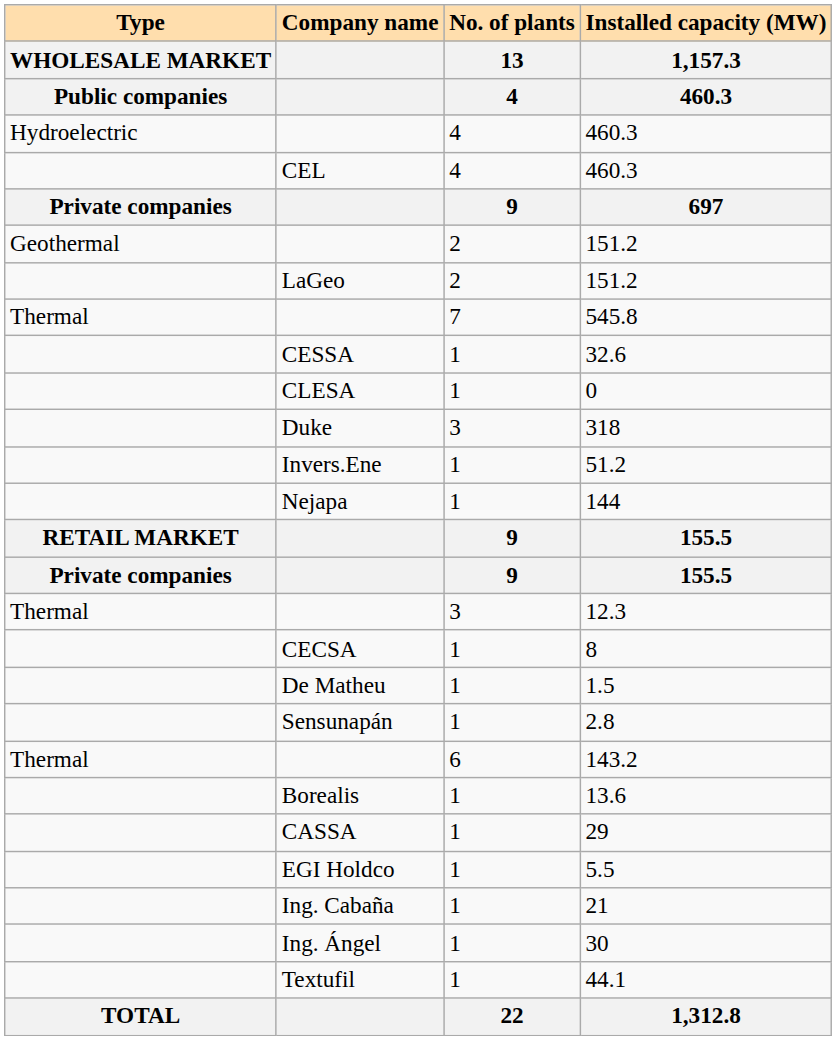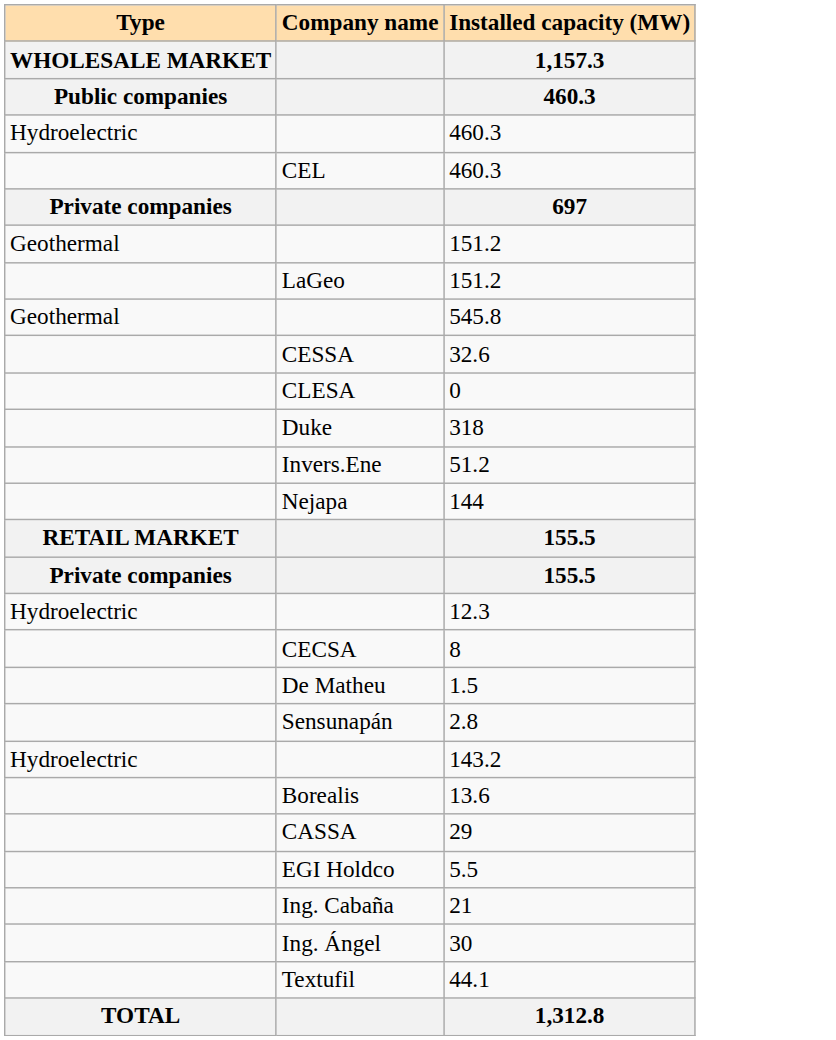- column: (512, 96)
(49, 317) Thermal -> (65, 317) Geothermal
(49, 611) Thermal -> (74, 611) Hydroelectric
(49, 758) Thermal -> (74, 758) Hydroelectric
